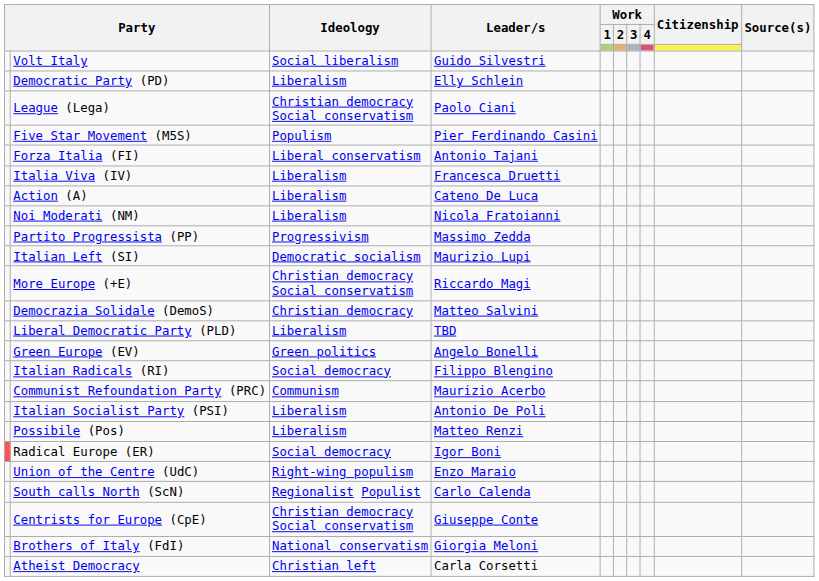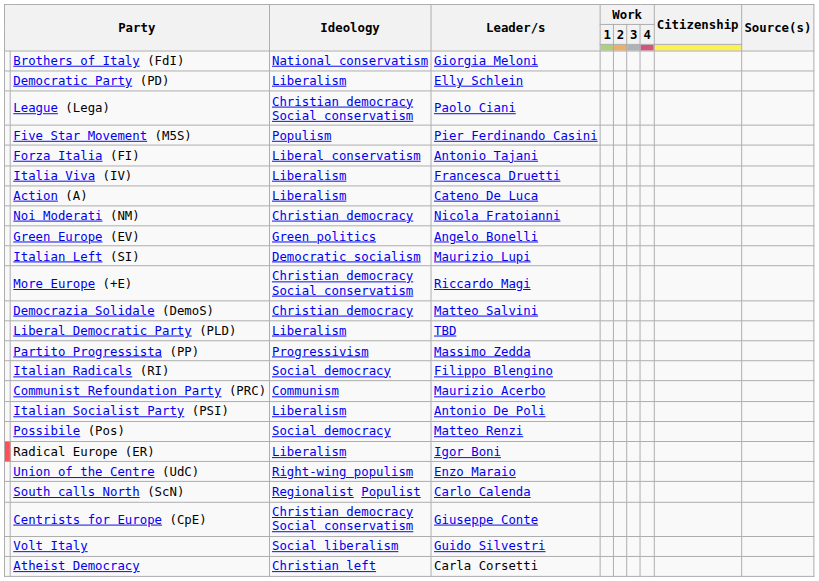rows swapped: (99, 546) <-> (50, 61)
(309, 216) Liberalism -> (343, 216) Christian democracy
rows swapped: (76, 351) <-> (106, 236)
(309, 431) Liberalism -> (331, 431) Social democracy
(331, 451) Social democracy -> (309, 451) Liberalism
